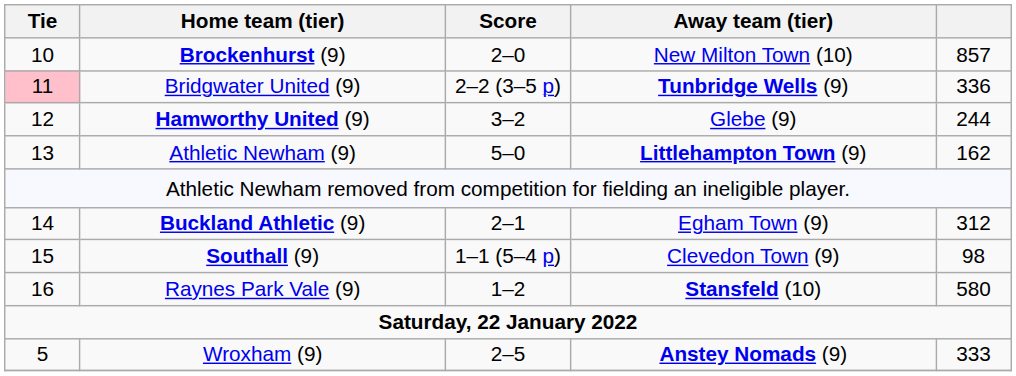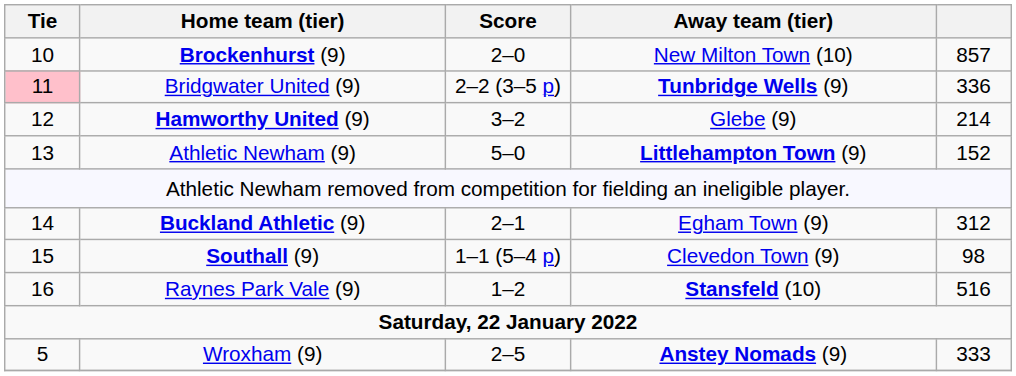(974, 120) 244 -> (974, 120) 214
(974, 153) 162 -> (974, 153) 152
(974, 289) 580 -> (974, 289) 516
